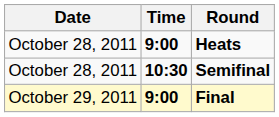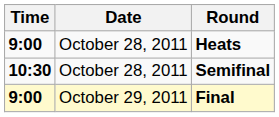columns swapped: (73, 17) <-> (166, 17)
